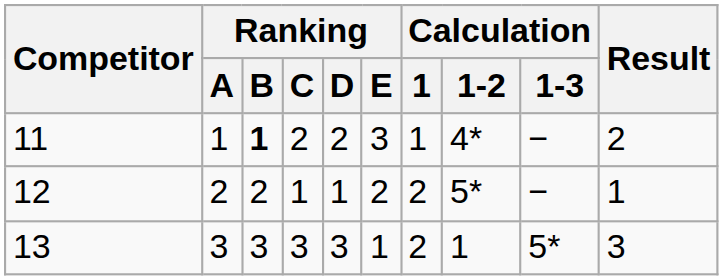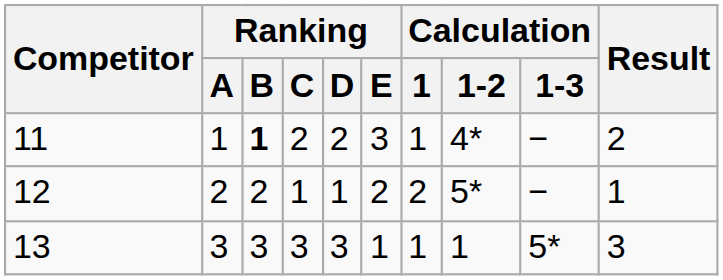(418, 246) 2 -> (418, 246) 1
